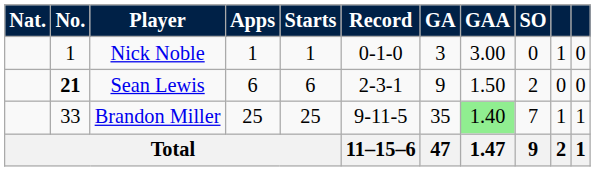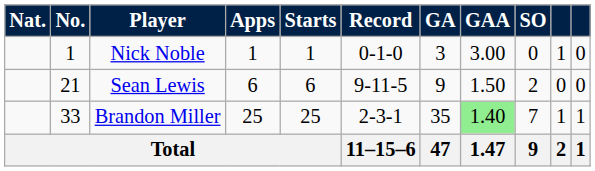(70, 85) bold -> (70, 85) normal
(381, 85) 2-3-1 -> (381, 85) 9-11-5
(381, 117) 9-11-5 -> (381, 117) 2-3-1
